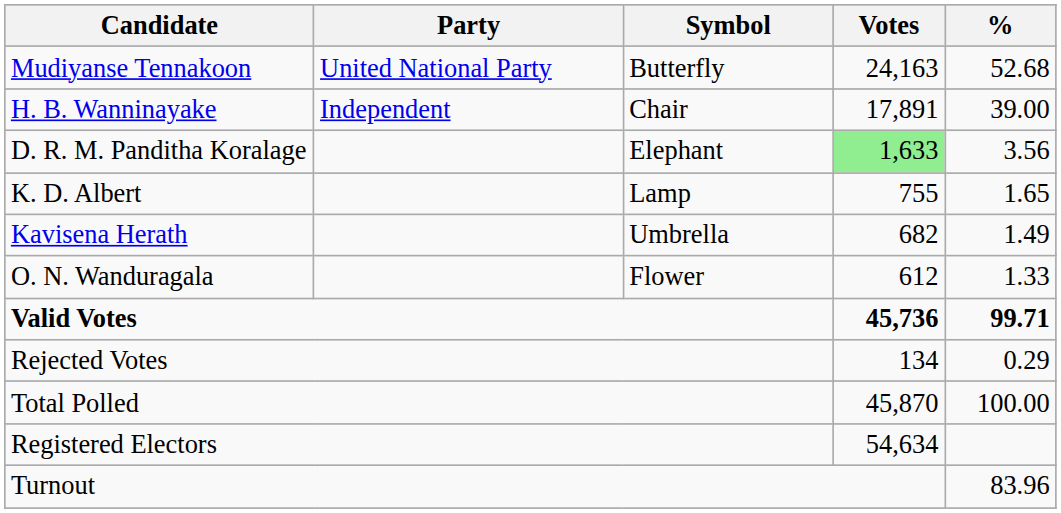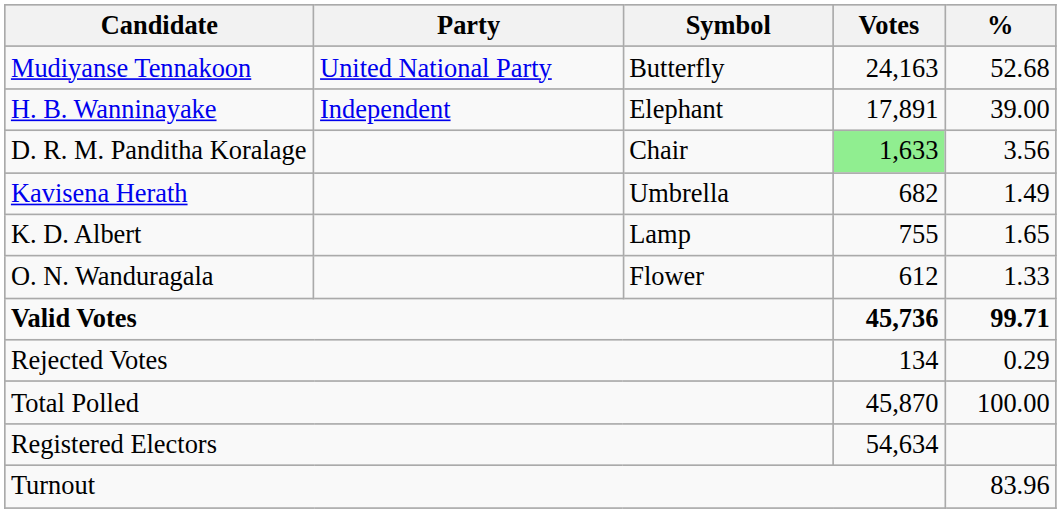(659, 109) Chair -> (676, 109) Elephant
(676, 151) Elephant -> (659, 151) Chair
rows swapped: (76, 192) <-> (99, 234)
